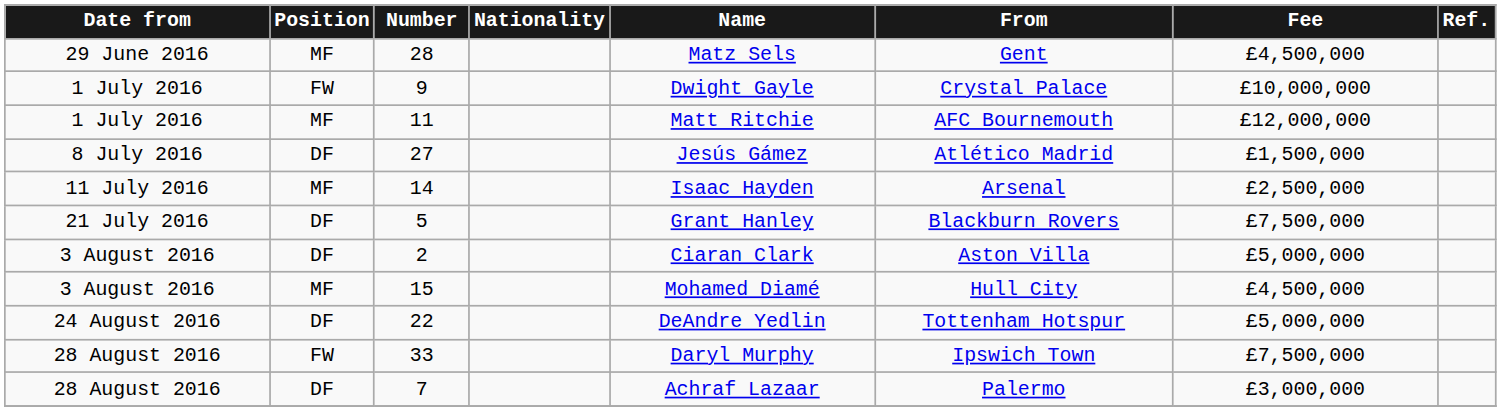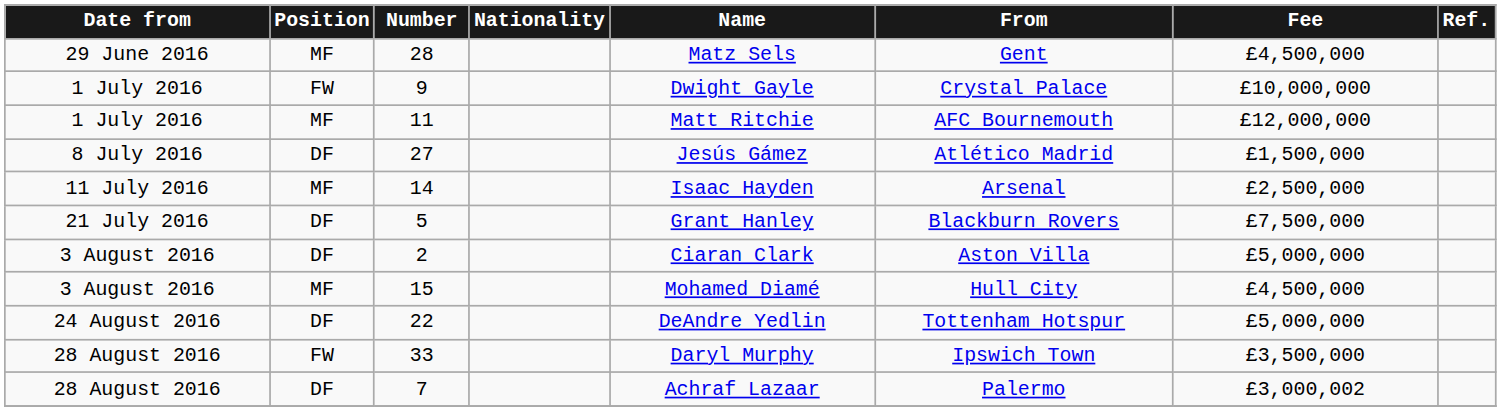(1305, 355) £7,500,000 -> (1305, 355) £3,500,000
(1305, 389) £3,000,000 -> (1305, 389) £3,000,002
